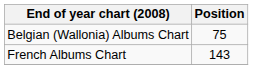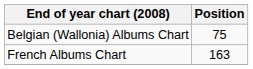(220, 54) 143 -> (220, 54) 163
